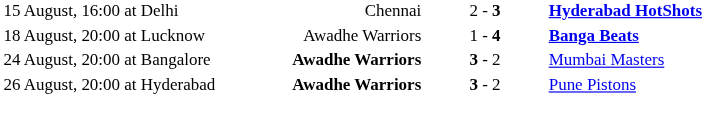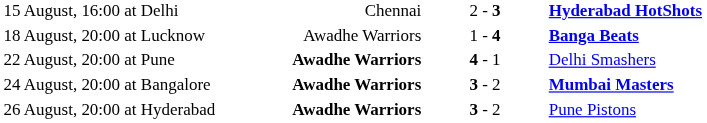+ row: (89, 60)
(606, 60) normal -> (611, 84) bold
